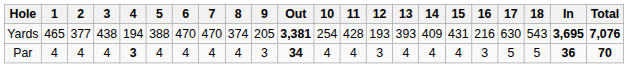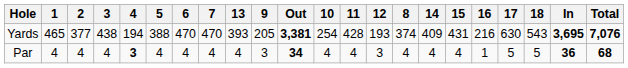columns swapped: (238, 14) <-> (406, 14)
(485, 53) 3 -> (485, 53) 1
(605, 53) 70 -> (605, 53) 68
